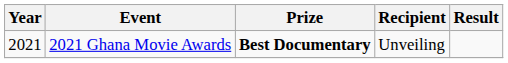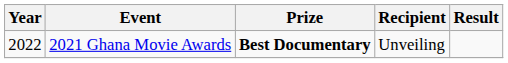(25, 44) 2021 -> (25, 44) 2022
